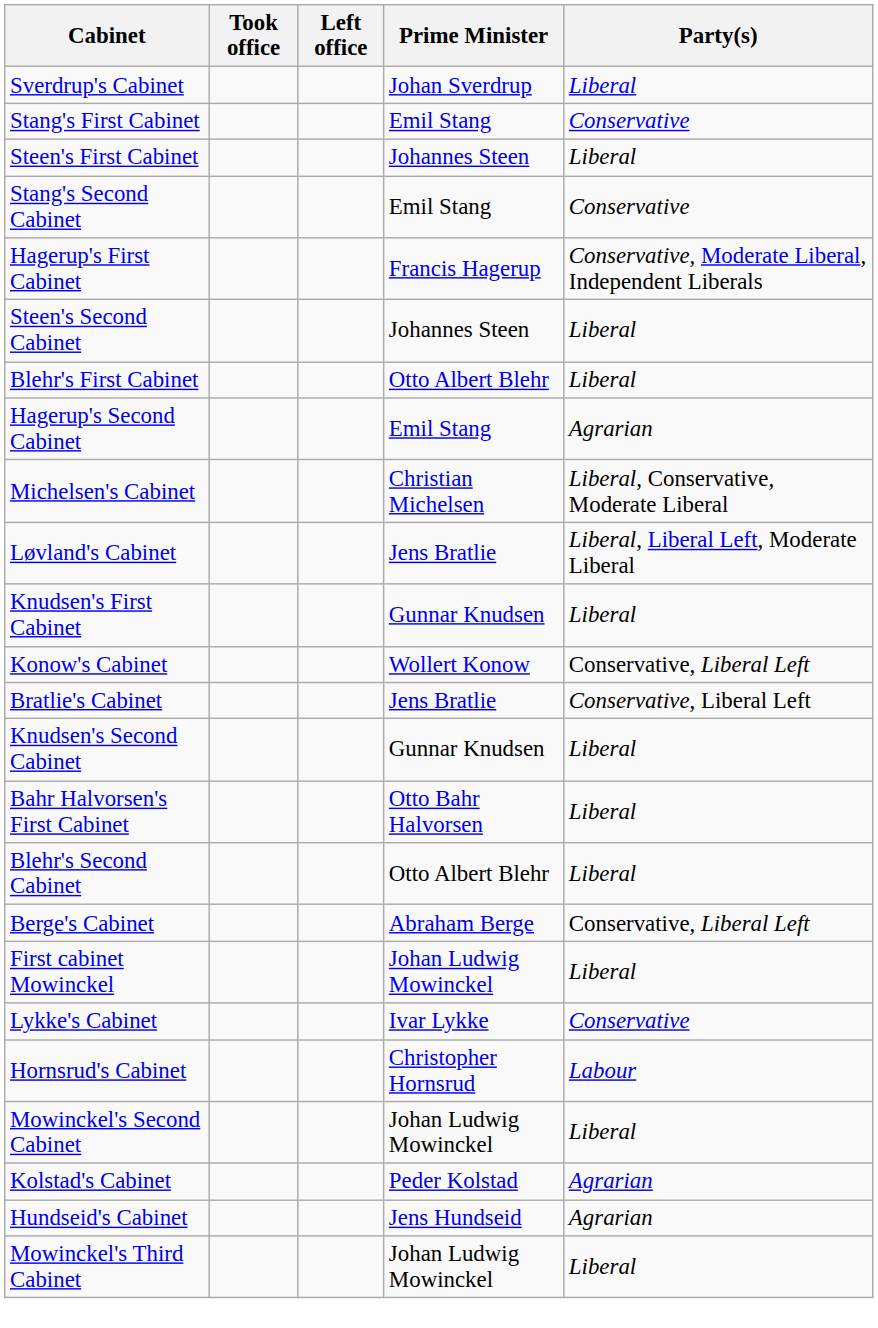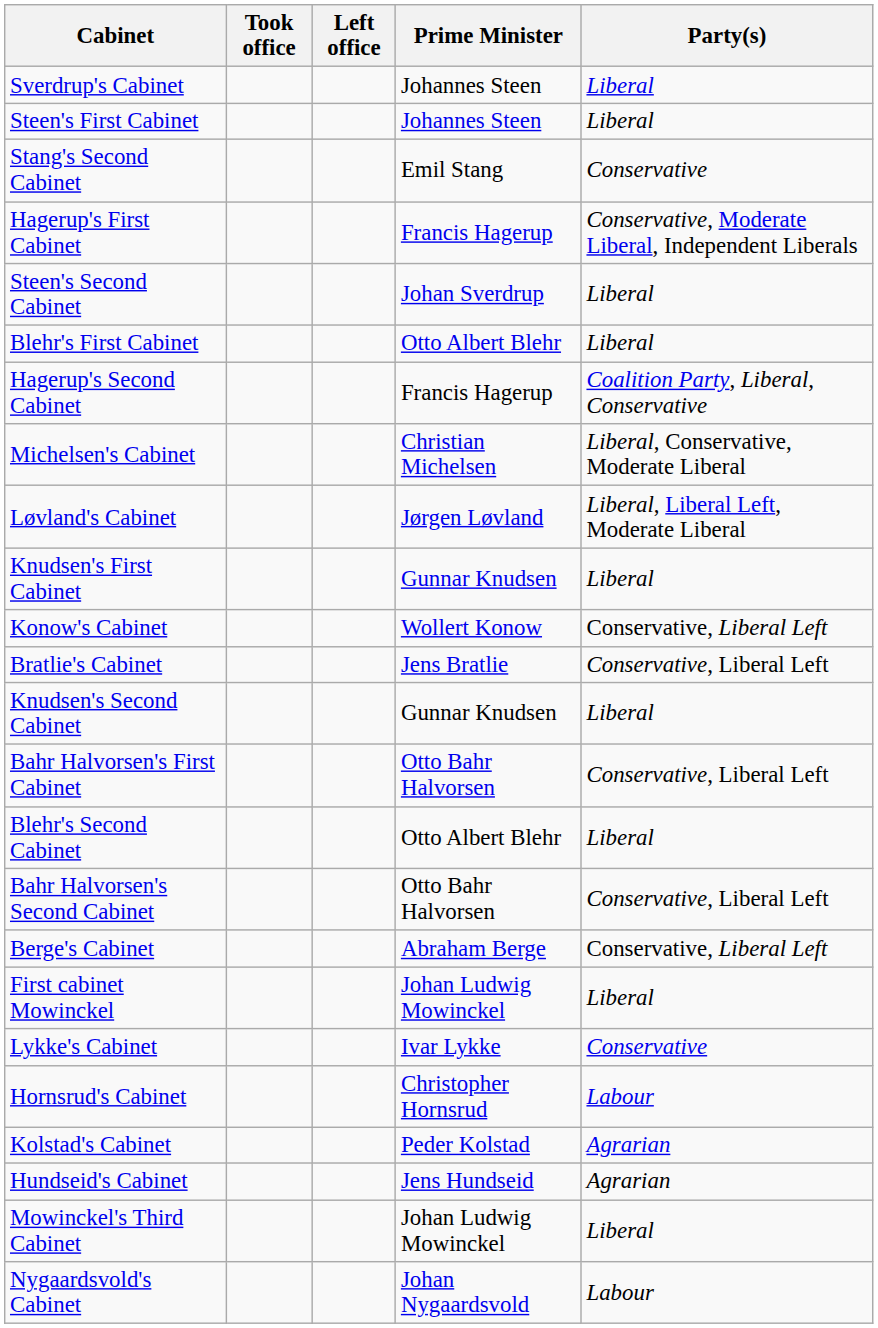(460, 84) Johan Sverdrup -> (471, 84) Johannes Steen
- row: (105, 120)
(459, 330) Johannes Steen -> (472, 294) Johan Sverdrup
(440, 428) Emil Stang -> (477, 392) Francis Hagerup
(611, 428) Agrarian -> (700, 392) Coalition Party, Liberal, Conservative
(443, 552) Jens Bratlie -> (472, 516) Jørgen Løvland
(603, 811) Liberal -> (707, 775) Conservative, Liberal Left
+ row: (89, 899)
- row: (105, 1132)
+ row: (81, 1292)
